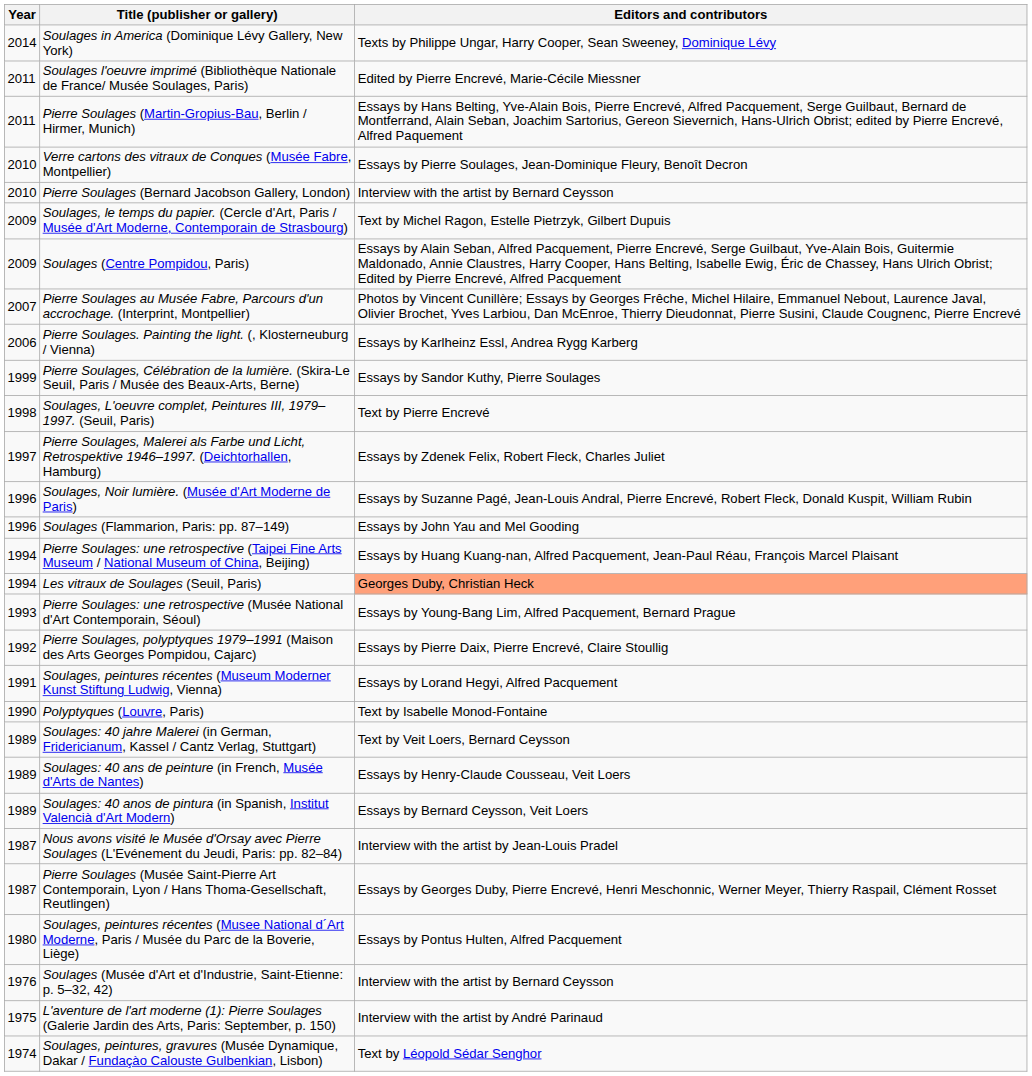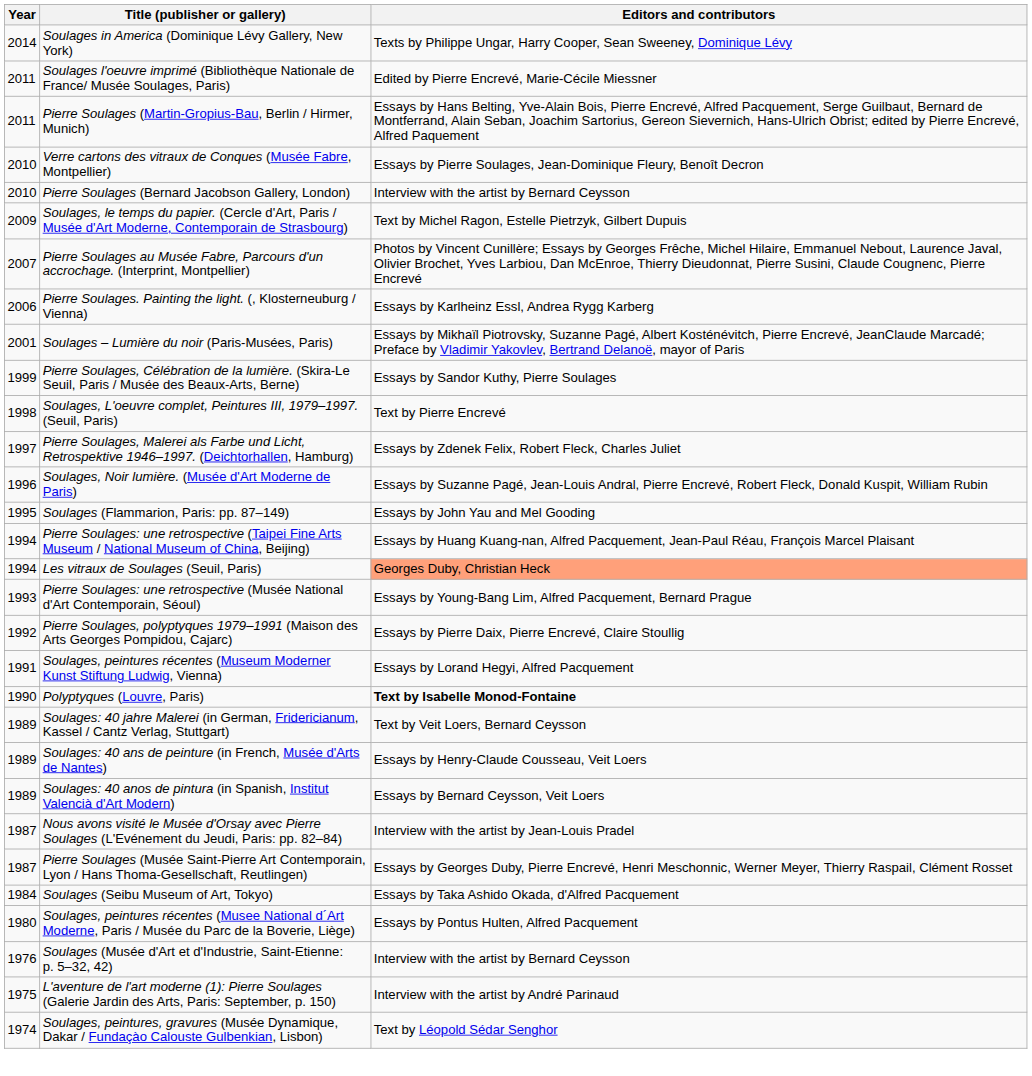- row: (146, 263)
+ row: (188, 342)
(22, 527) 1996 -> (22, 512) 1995
(453, 711) normal -> (475, 696) bold
+ row: (158, 895)
